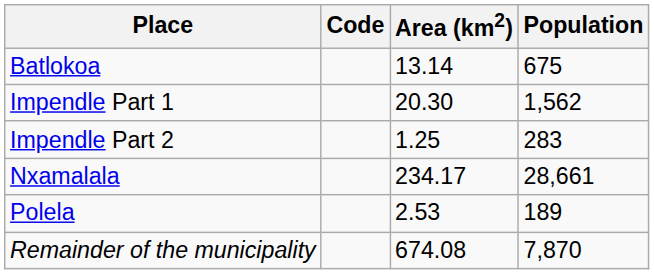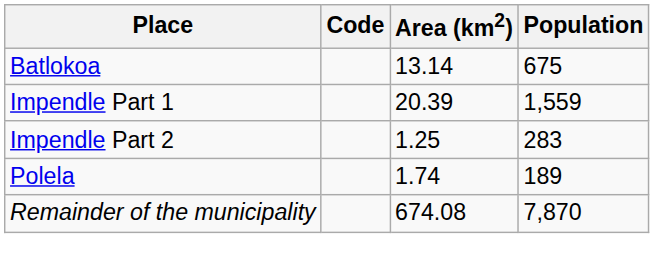(424, 102) 20.30 -> (424, 102) 20.39
(553, 102) 1,562 -> (553, 102) 1,559
- row: (65, 176)
(418, 213) 2.53 -> (418, 176) 1.74
